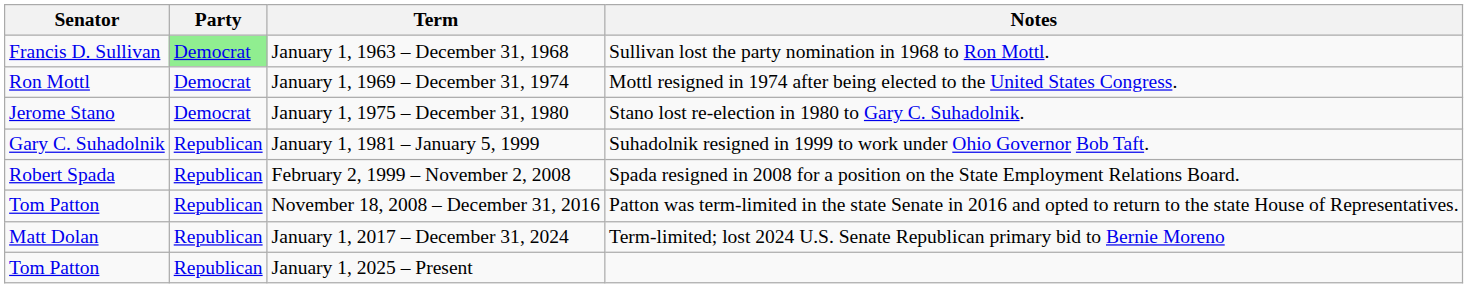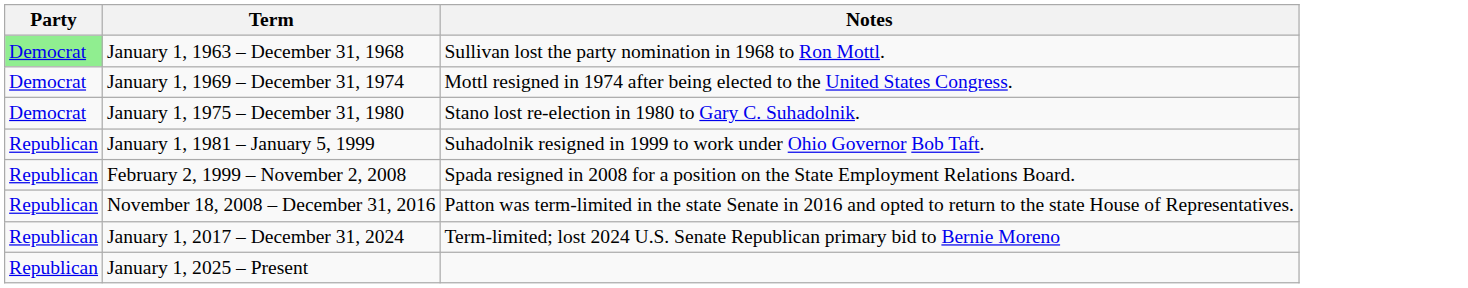- column: (87, 19)
